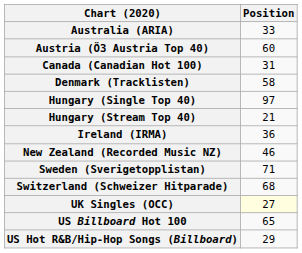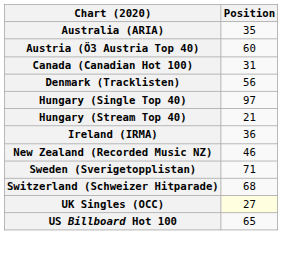(269, 30) 33 -> (249, 30) 35
(269, 83) 58 -> (249, 83) 56
- row: (122, 239)
